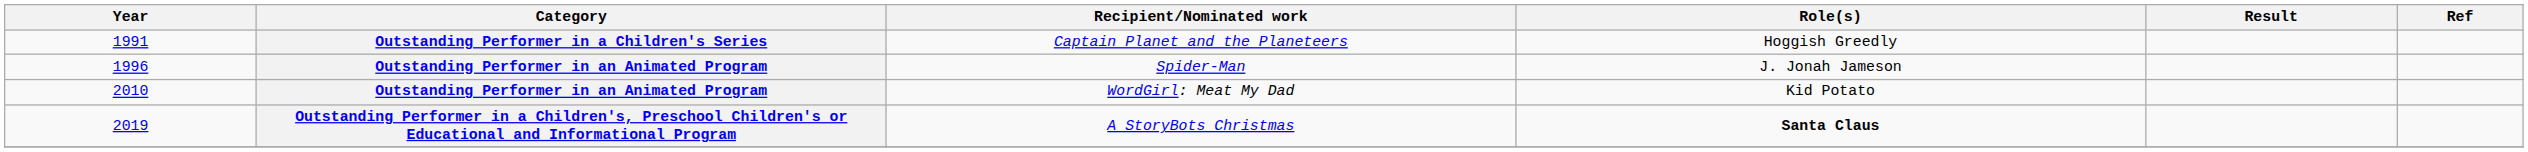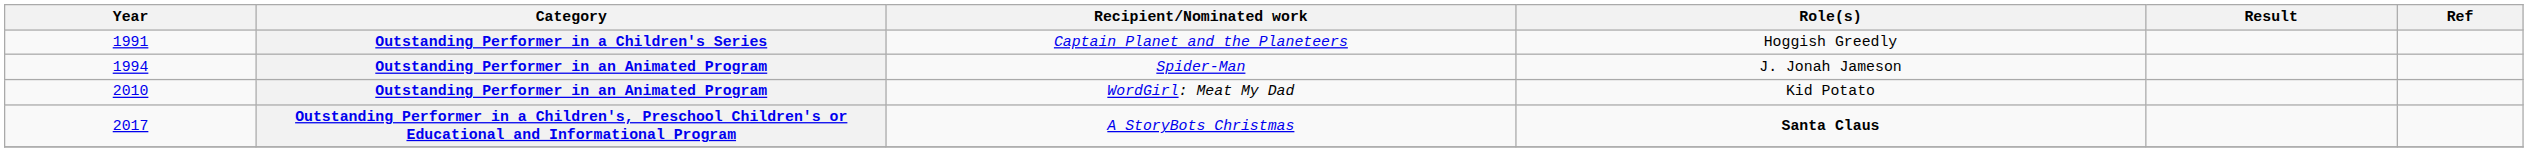(131, 67) 1996 -> (131, 67) 1994
(131, 126) 2019 -> (131, 126) 2017
